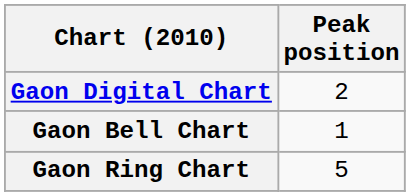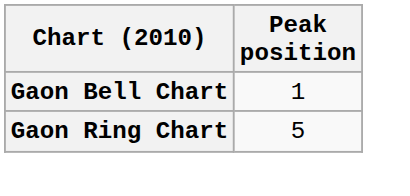- row: (141, 92)
